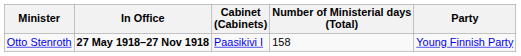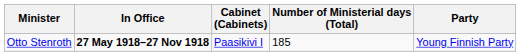(281, 42) 158 -> (281, 42) 185
